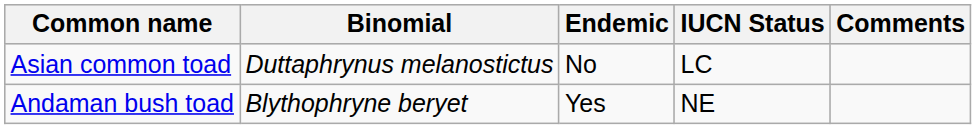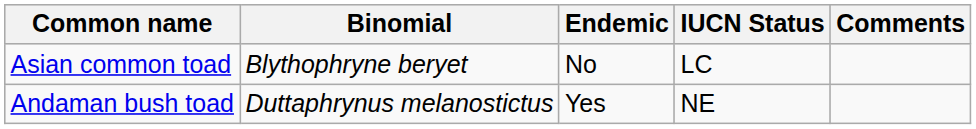(399, 63) Duttaphrynus melanostictus -> (356, 63) Blythophryne beryet
(356, 103) Blythophryne beryet -> (399, 103) Duttaphrynus melanostictus
